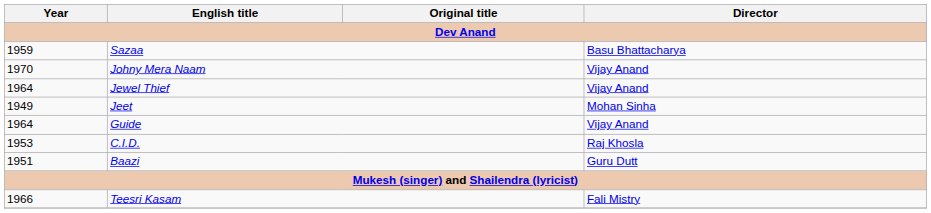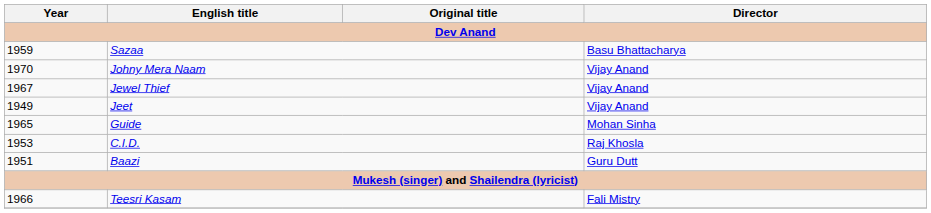(20, 87) 1964 -> (20, 87) 1967
(621, 106) Mohan Sinha -> (618, 106) Vijay Anand
(20, 124) 1964 -> (20, 124) 1965
(618, 124) Vijay Anand -> (621, 124) Mohan Sinha
